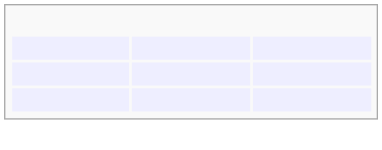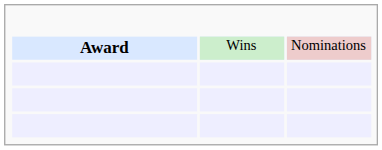+ row: (104, 48)
